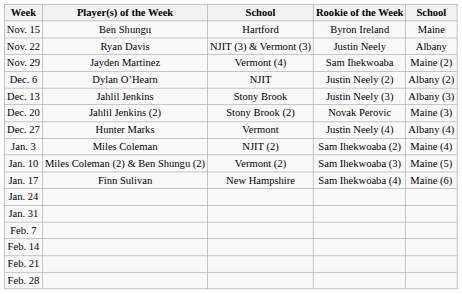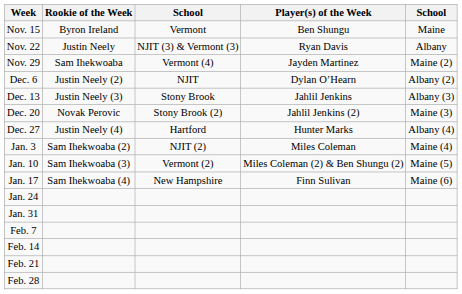columns swapped: (125, 12) <-> (360, 12)
(261, 29) Hartford -> (188, 29) Vermont
(261, 130) Vermont -> (188, 130) Hartford
